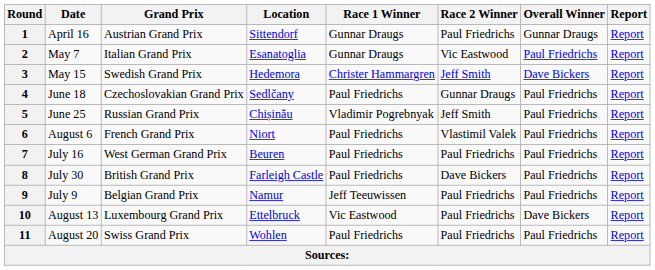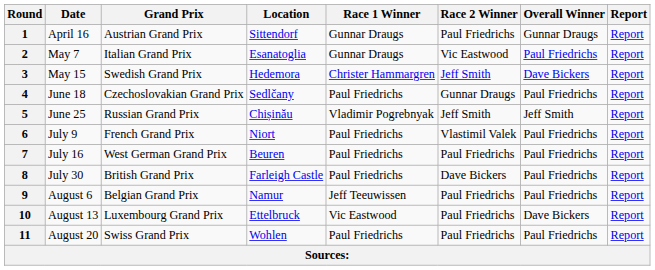(560, 114) Paul Friedrichs -> (548, 114) Jeff Smith
(70, 135) August 6 -> (63, 135) July 9
(63, 195) July 9 -> (70, 195) August 6
